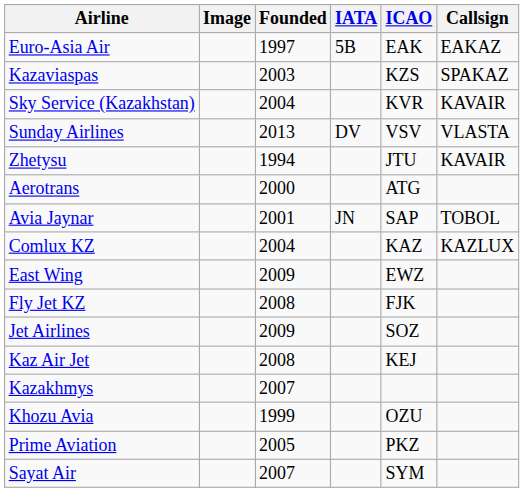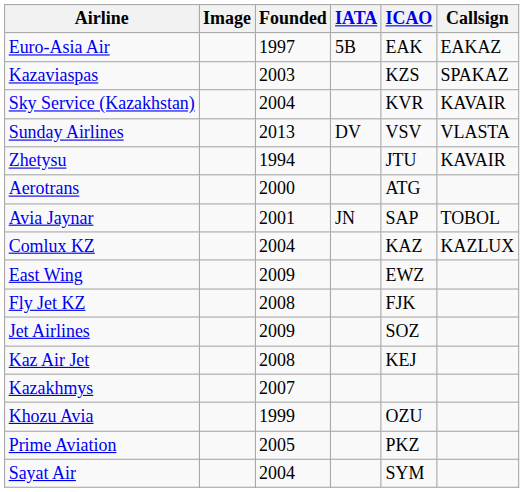(277, 473) 2007 -> (277, 473) 2004
